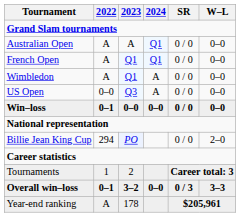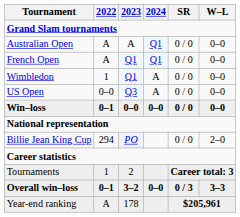(106, 76) A -> (106, 76) 1
